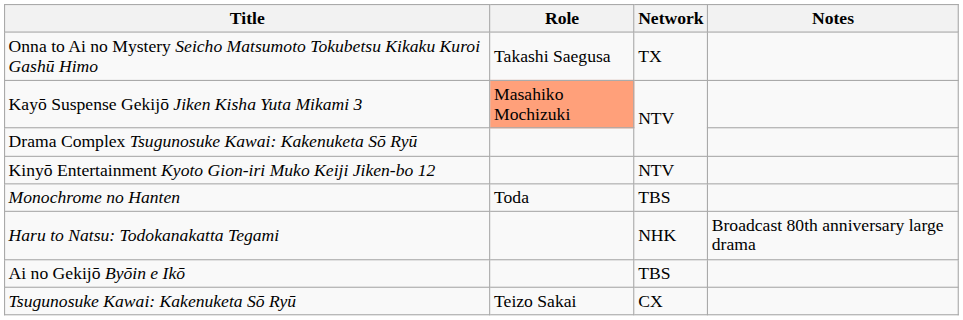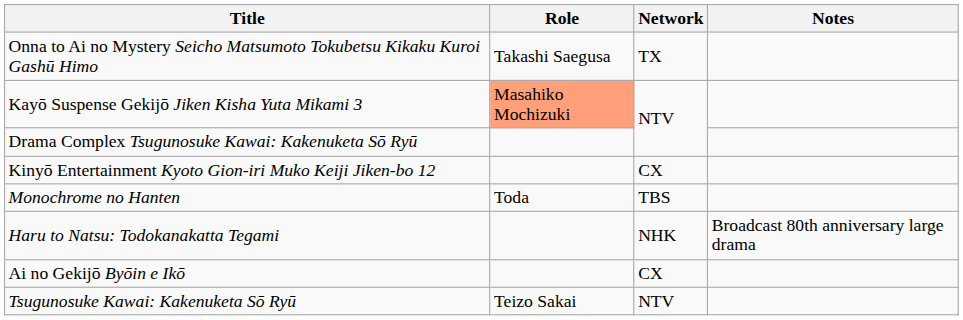(656, 169) NTV -> (650, 169) CX
(654, 273) TBS -> (650, 273) CX
(650, 301) CX -> (656, 301) NTV
